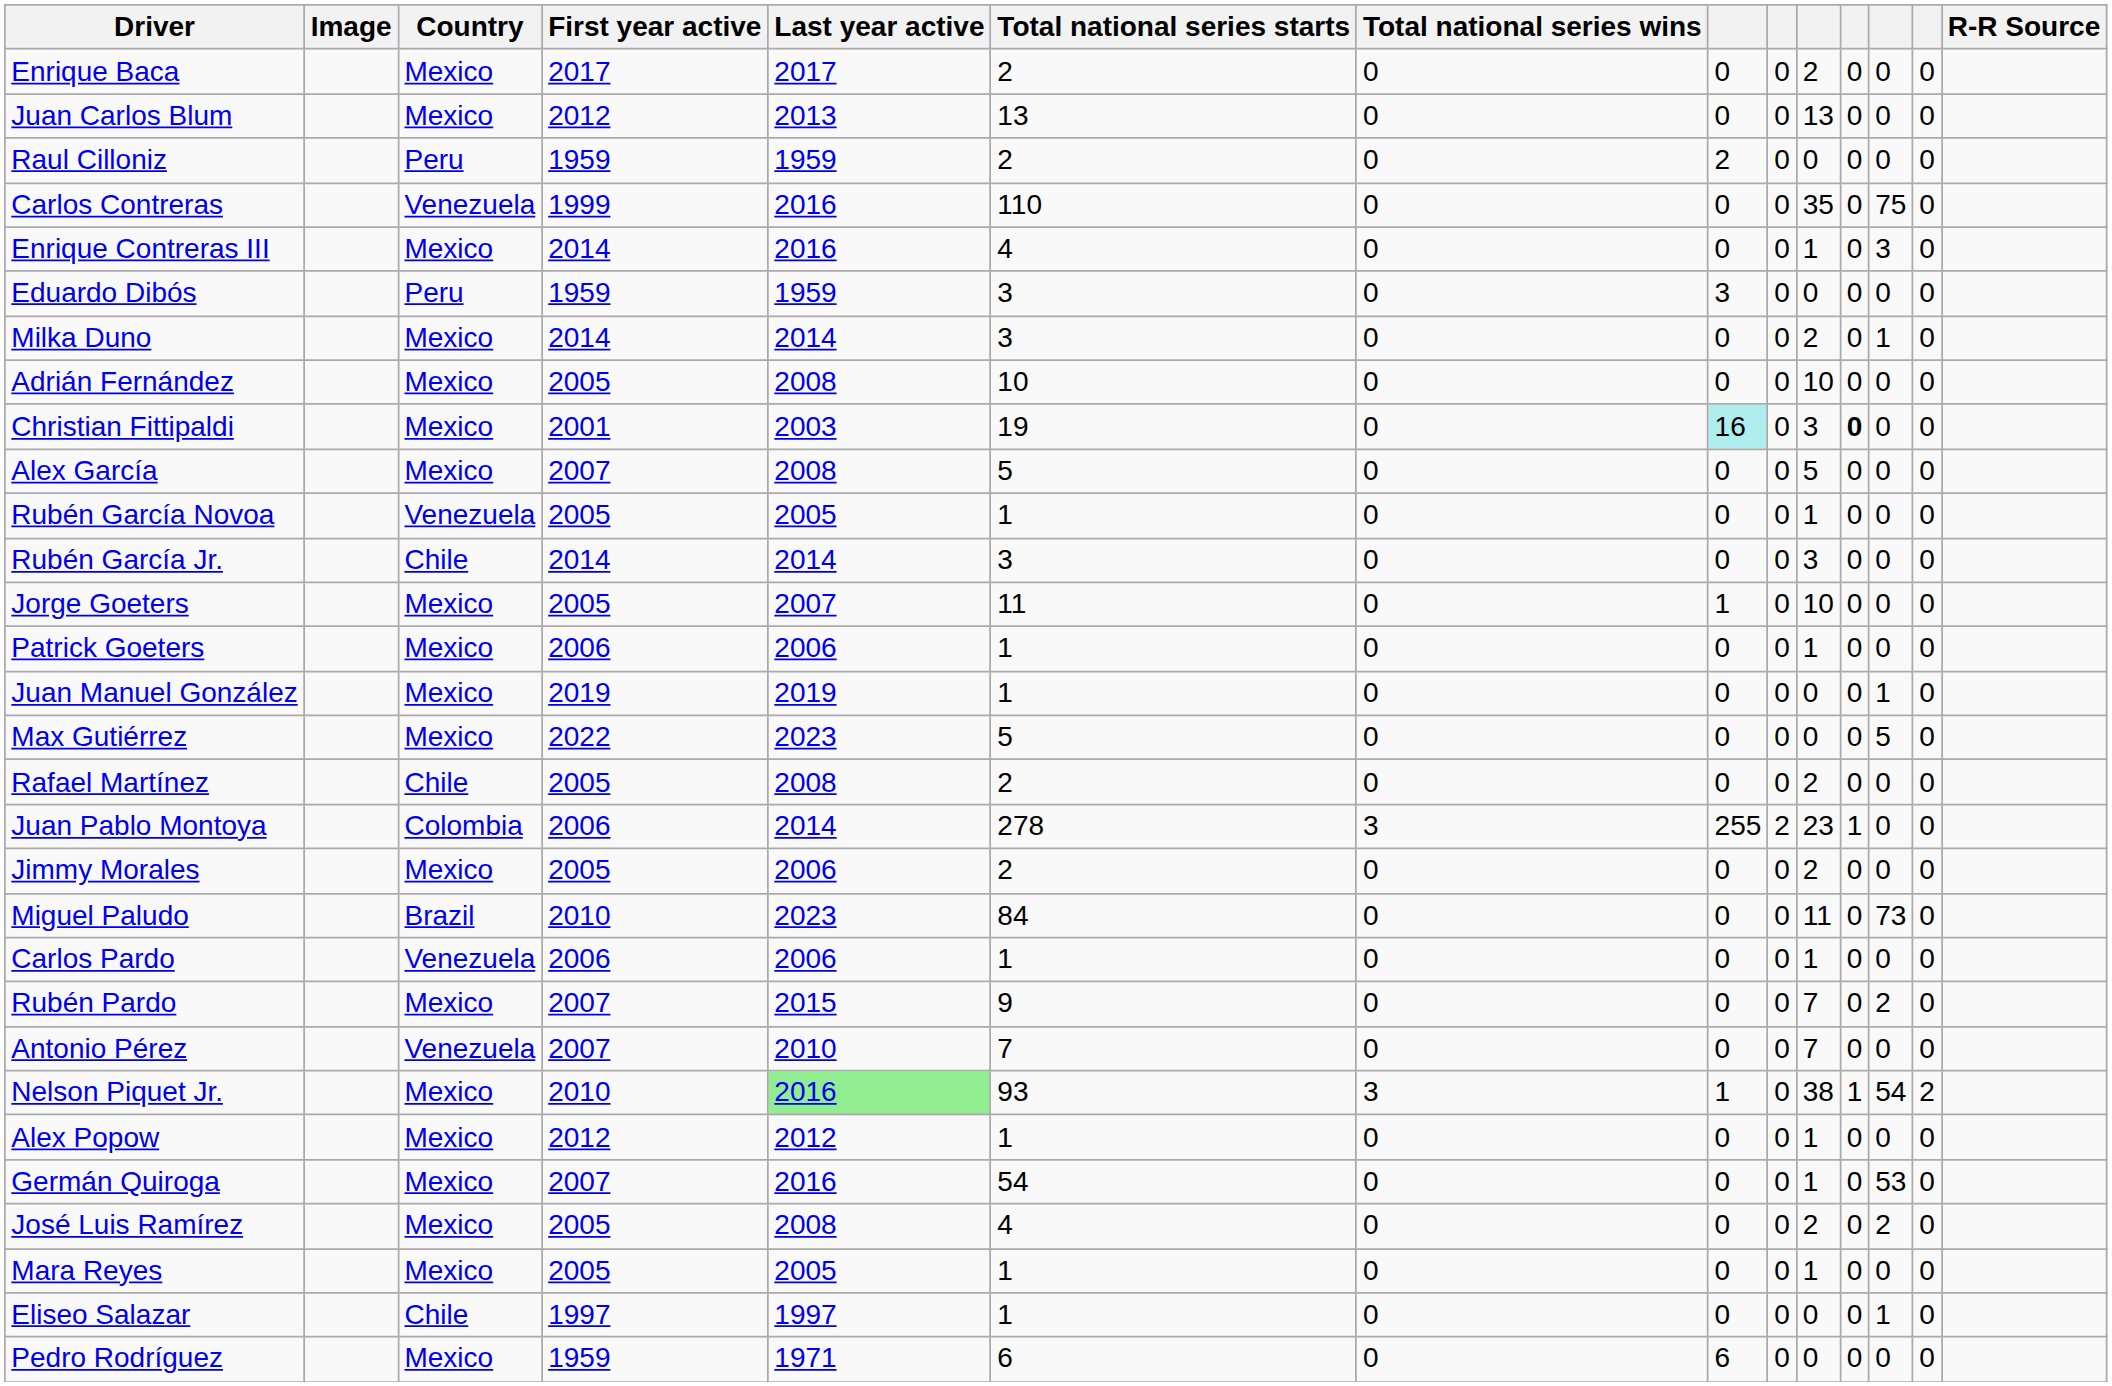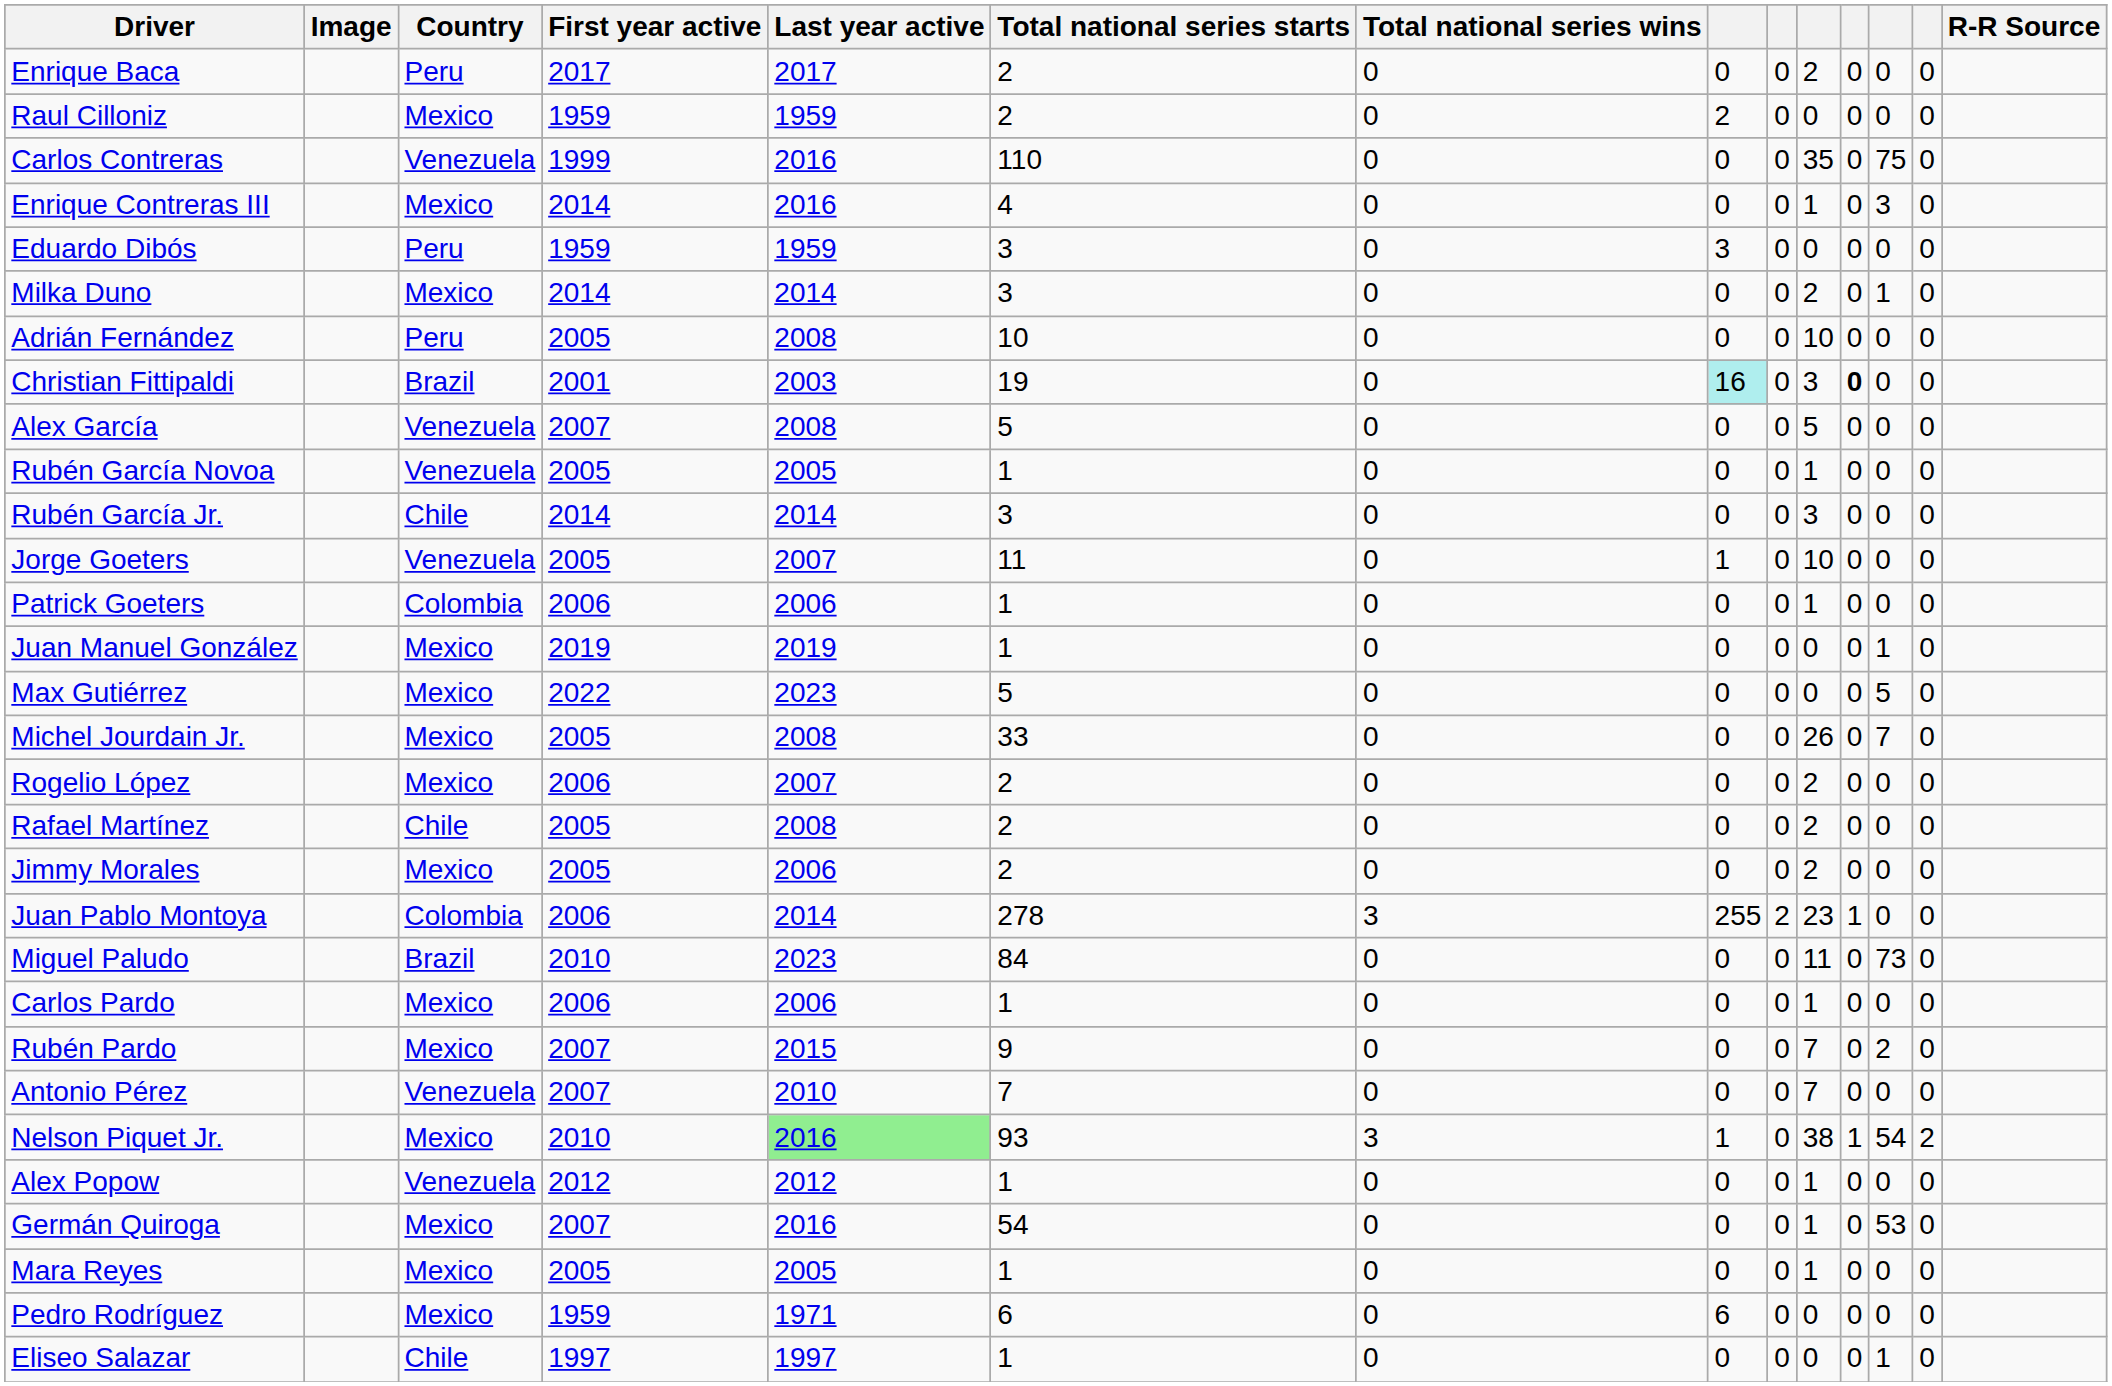(449, 71) Mexico -> (434, 71) Peru
- row: (122, 115)
(434, 159) Peru -> (449, 115) Mexico
(449, 381) Mexico -> (434, 337) Peru
(449, 426) Mexico -> (439, 381) Brazil
(449, 470) Mexico -> (470, 426) Venezuela
(449, 603) Mexico -> (470, 559) Venezuela
(449, 648) Mexico -> (464, 603) Colombia
+ row: (128, 737)
+ row: (101, 781)
rows swapped: (139, 826) <-> (105, 870)
(470, 959) Venezuela -> (449, 1003) Mexico
(449, 1136) Mexico -> (470, 1181) Venezuela
- row: (127, 1225)
rows swapped: (117, 1358) <-> (101, 1314)
